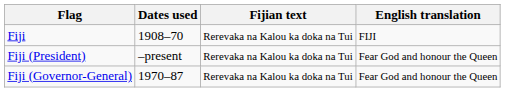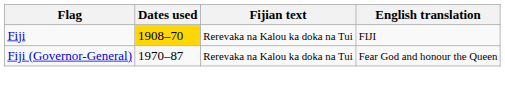(161, 35) no background -> (161, 35) gold background
- row: (46, 55)
